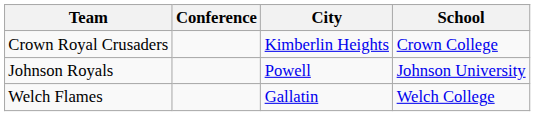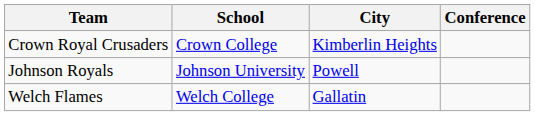columns swapped: (461, 17) <-> (216, 17)
